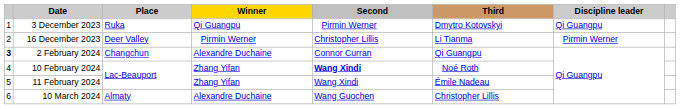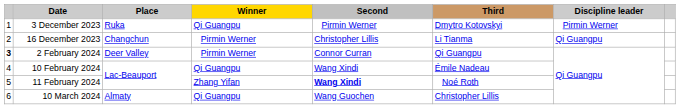(579, 25) Qi Guangpu -> (587, 25) Pirmin Werner
(126, 39) Deer Valley -> (127, 39) Changchun
(587, 39) Pirmin Werner -> (579, 39) Qi Guangpu
(127, 53) Changchun -> (126, 53) Deer Valley
(233, 53) Alexandre Duchaine -> (225, 53) Pirmin Werner
(217, 68) Zhang Yifan -> (217, 68) Qi Guangpu
(338, 68) bold -> (336, 68) normal
(457, 68) Noé Roth -> (462, 68) Émile Nadeau
(336, 82) normal -> (338, 82) bold
(462, 82) Émile Nadeau -> (457, 82) Noé Roth
(233, 96) Alexandre Duchaine -> (217, 96) Qi Guangpu
